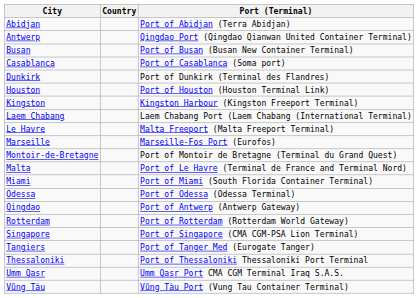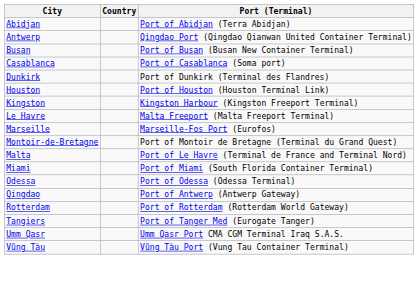- row: (35, 116)
- row: (28, 234)
- row: (35, 260)
